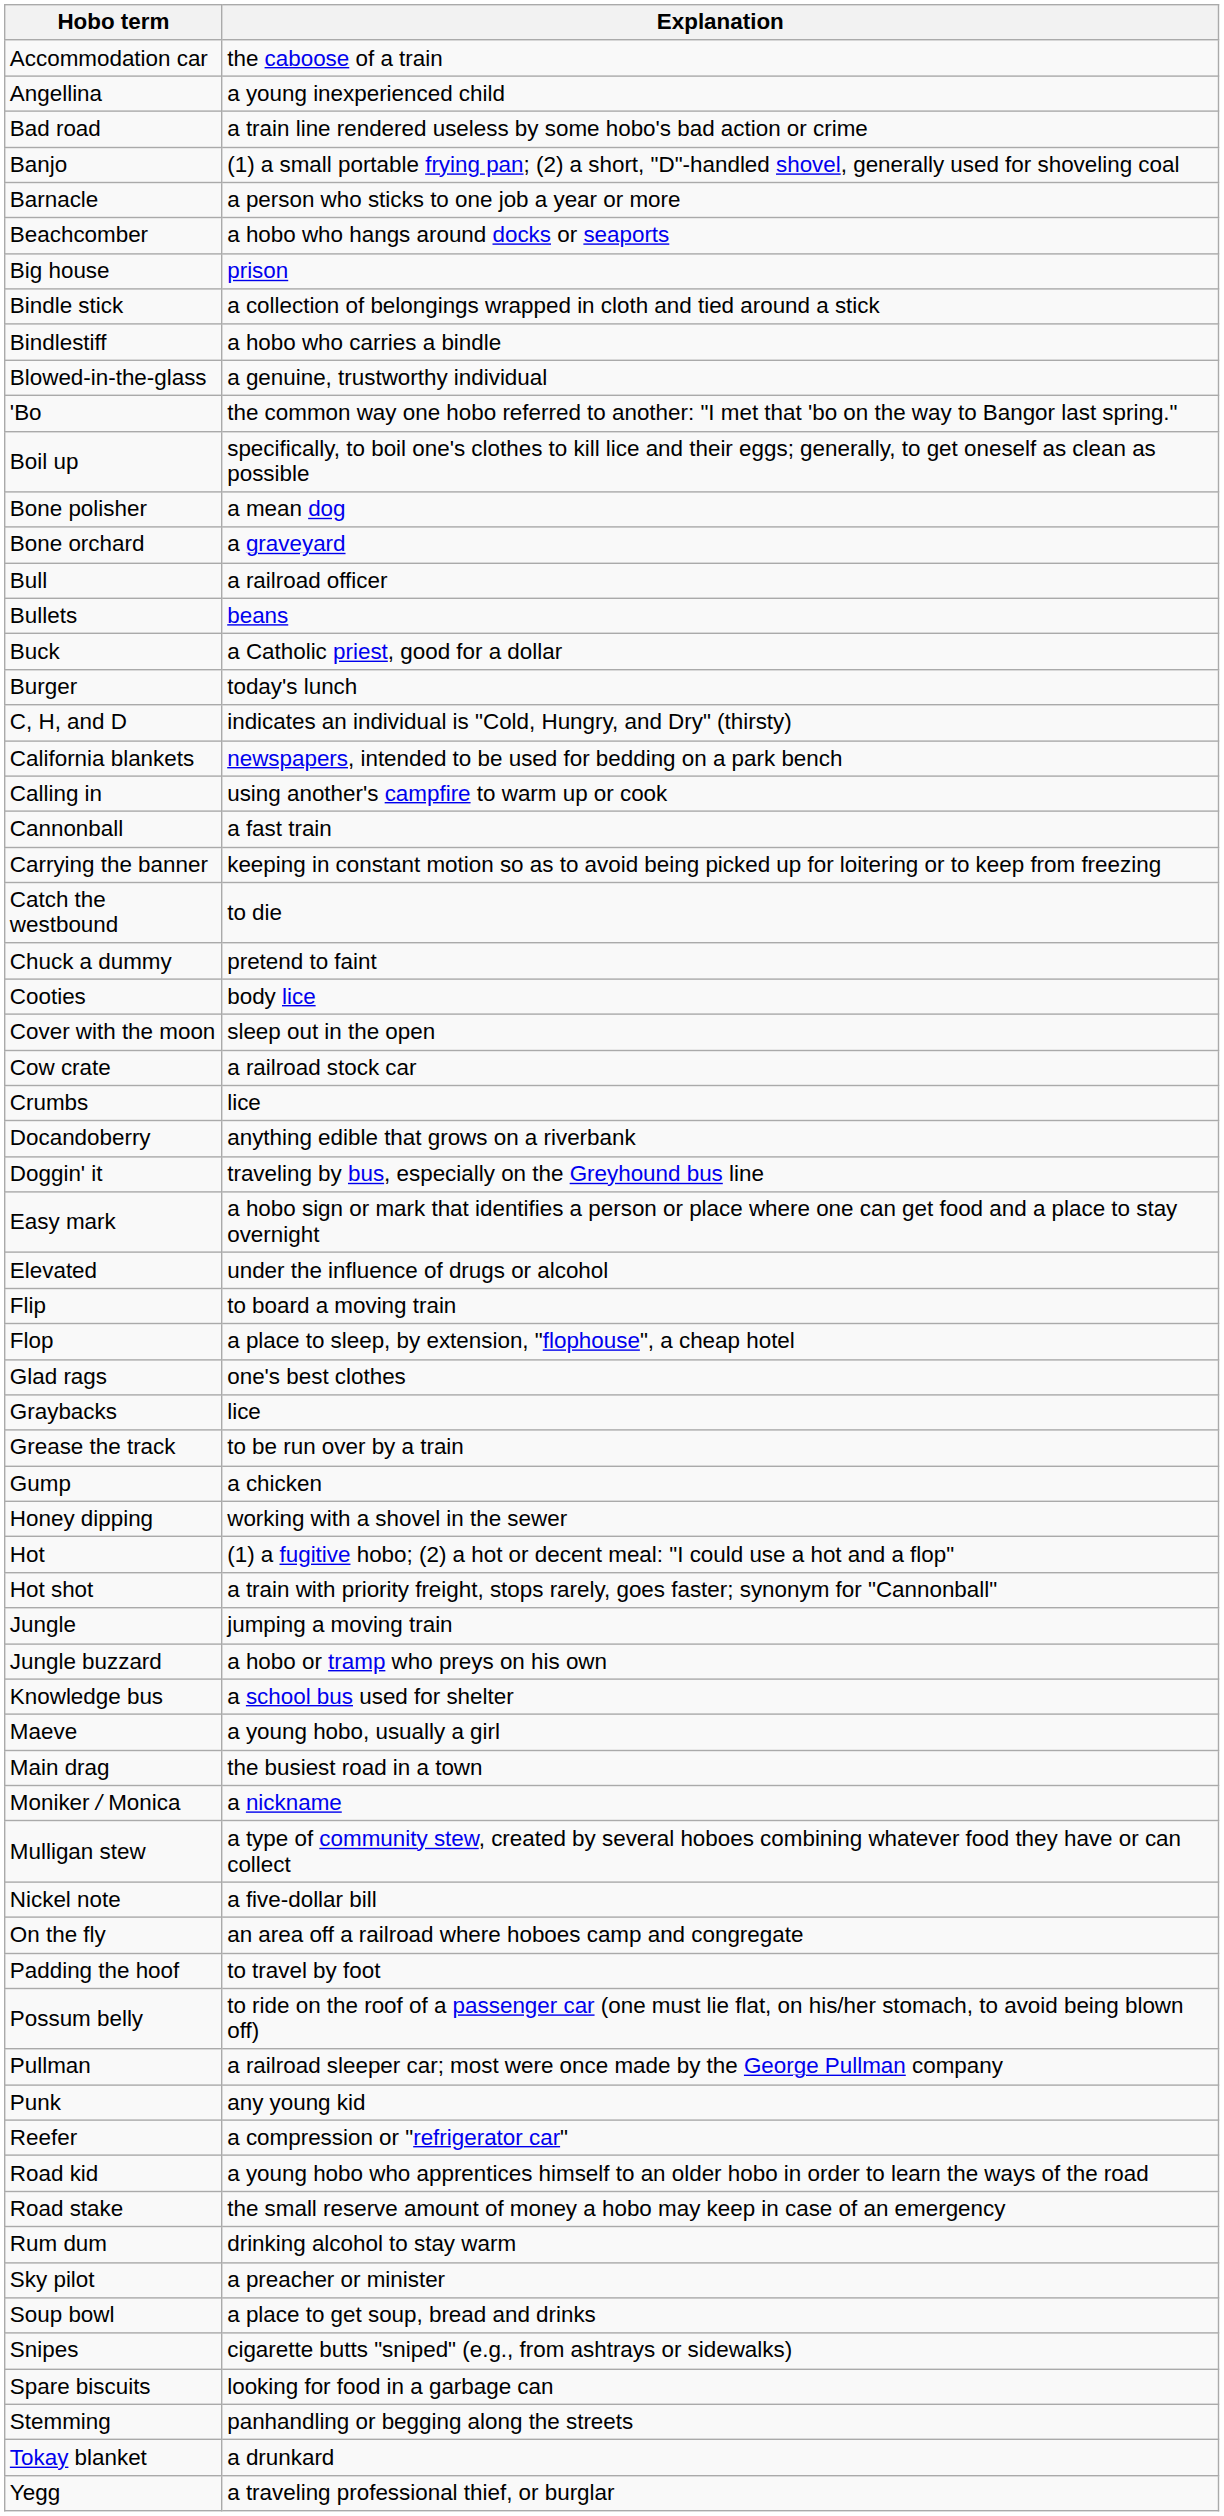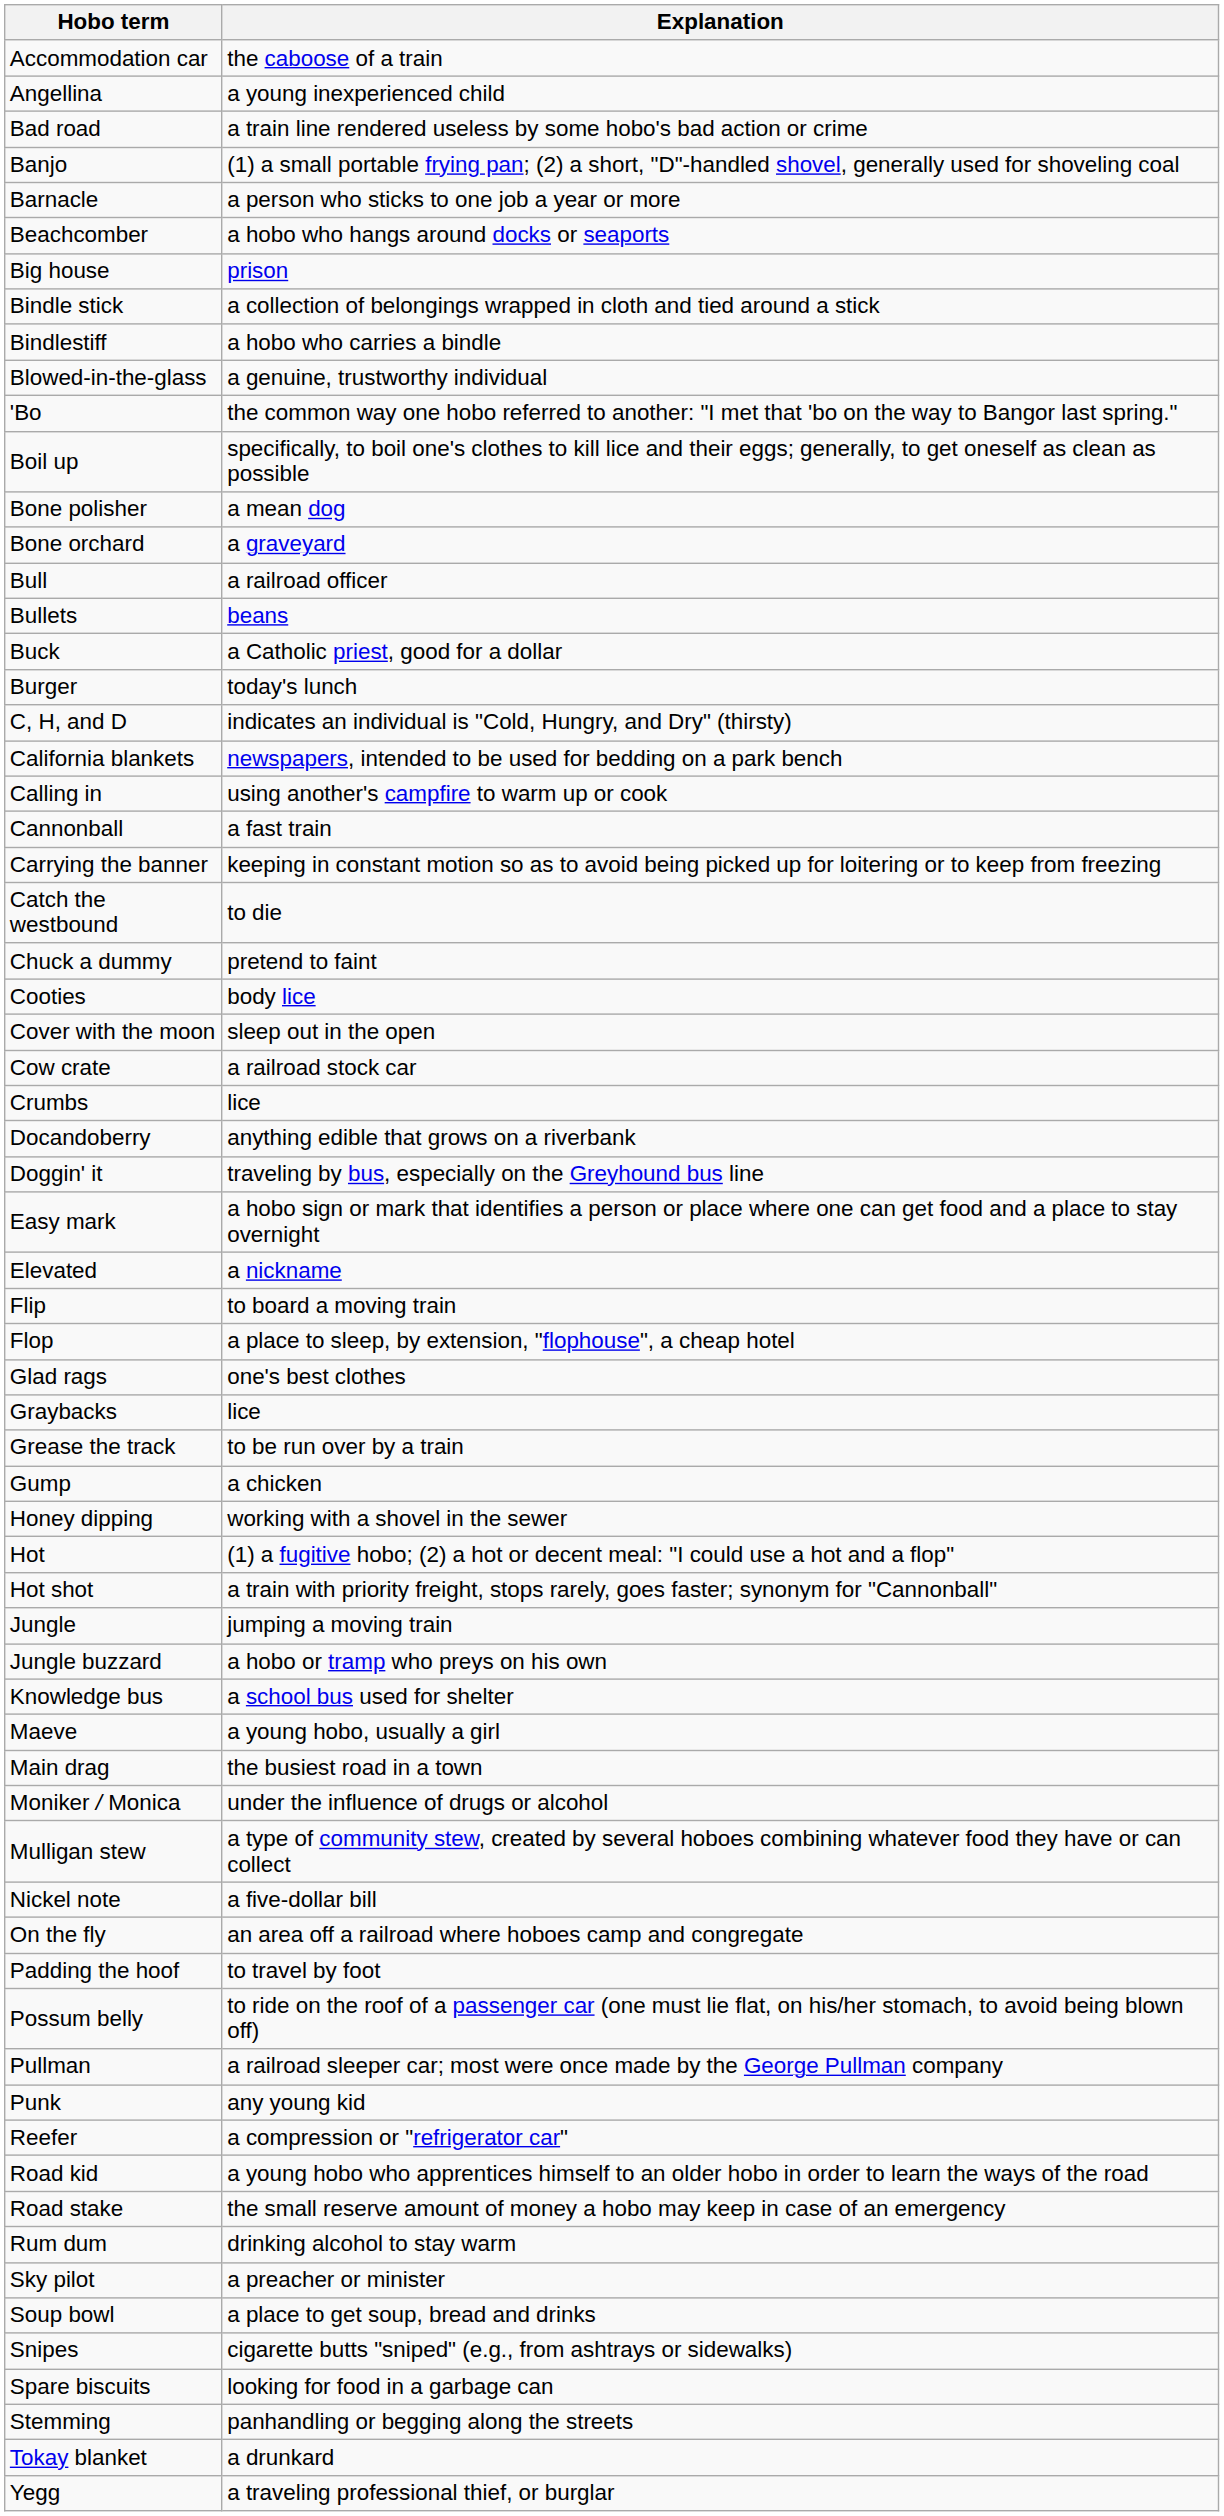(418, 1270) under the influence of drugs or alcohol -> (284, 1270) a nickname
(284, 1803) a nickname -> (418, 1803) under the influence of drugs or alcohol
